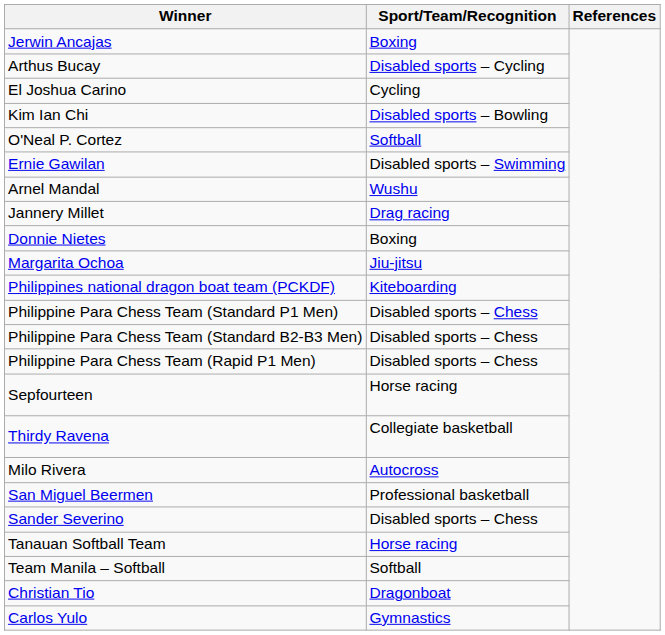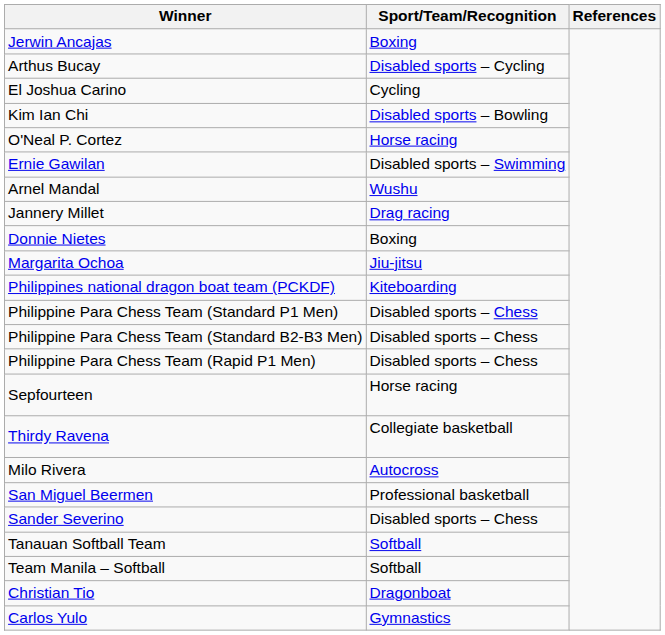(395, 139) Softball -> (413, 139) Horse racing
(413, 544) Horse racing -> (395, 544) Softball
